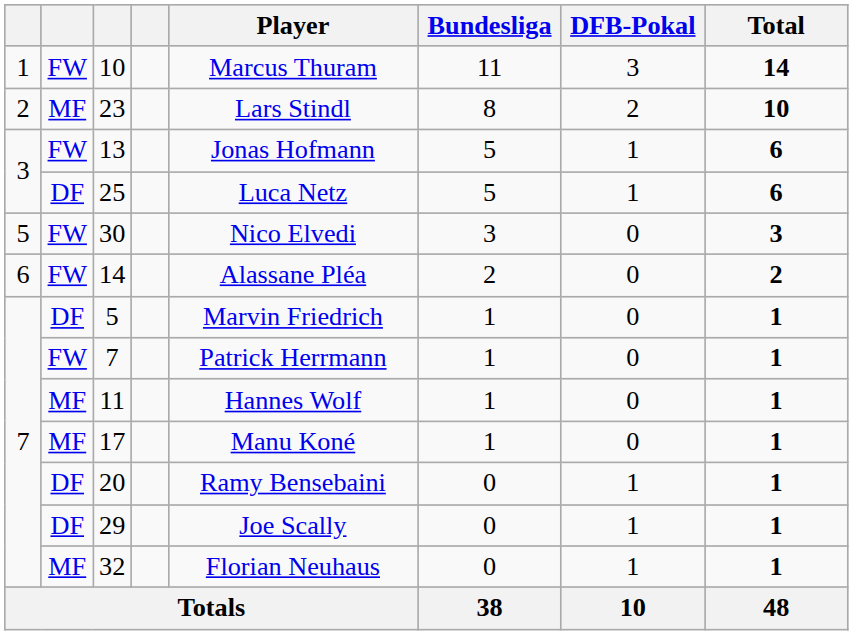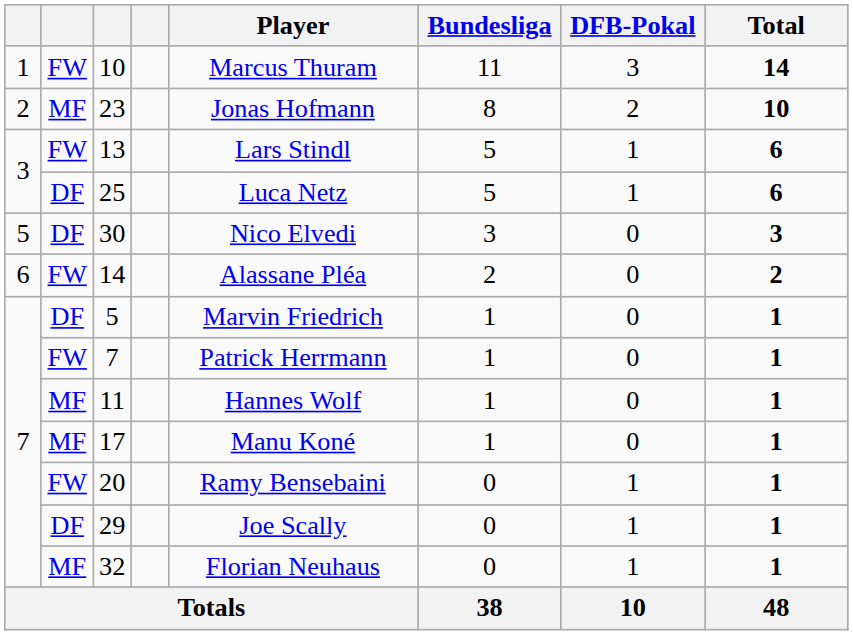(293, 108) Lars Stindl -> (293, 108) Jonas Hofmann
(293, 150) Jonas Hofmann -> (293, 150) Lars Stindl
(67, 233) FW -> (67, 233) DF
(67, 483) DF -> (67, 483) FW
